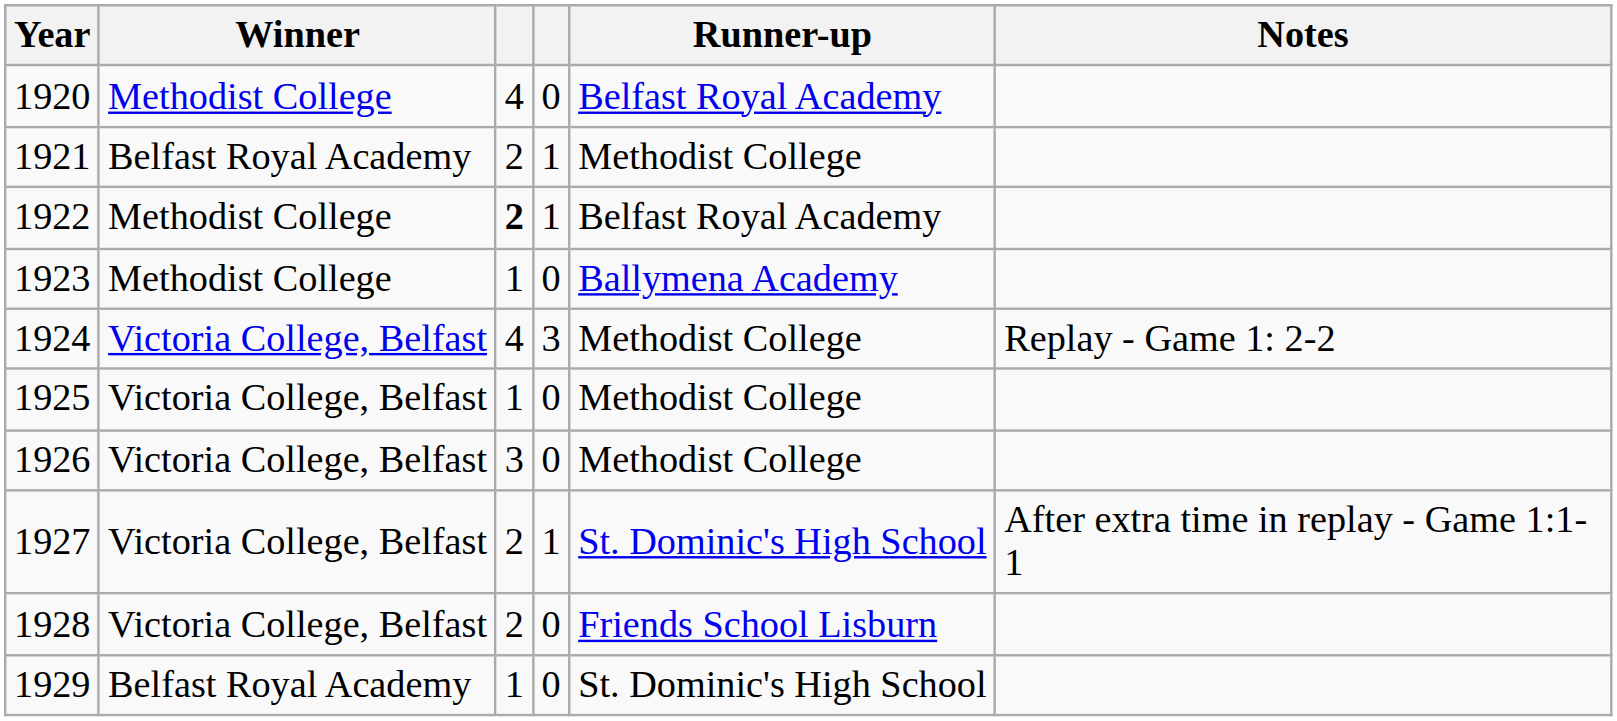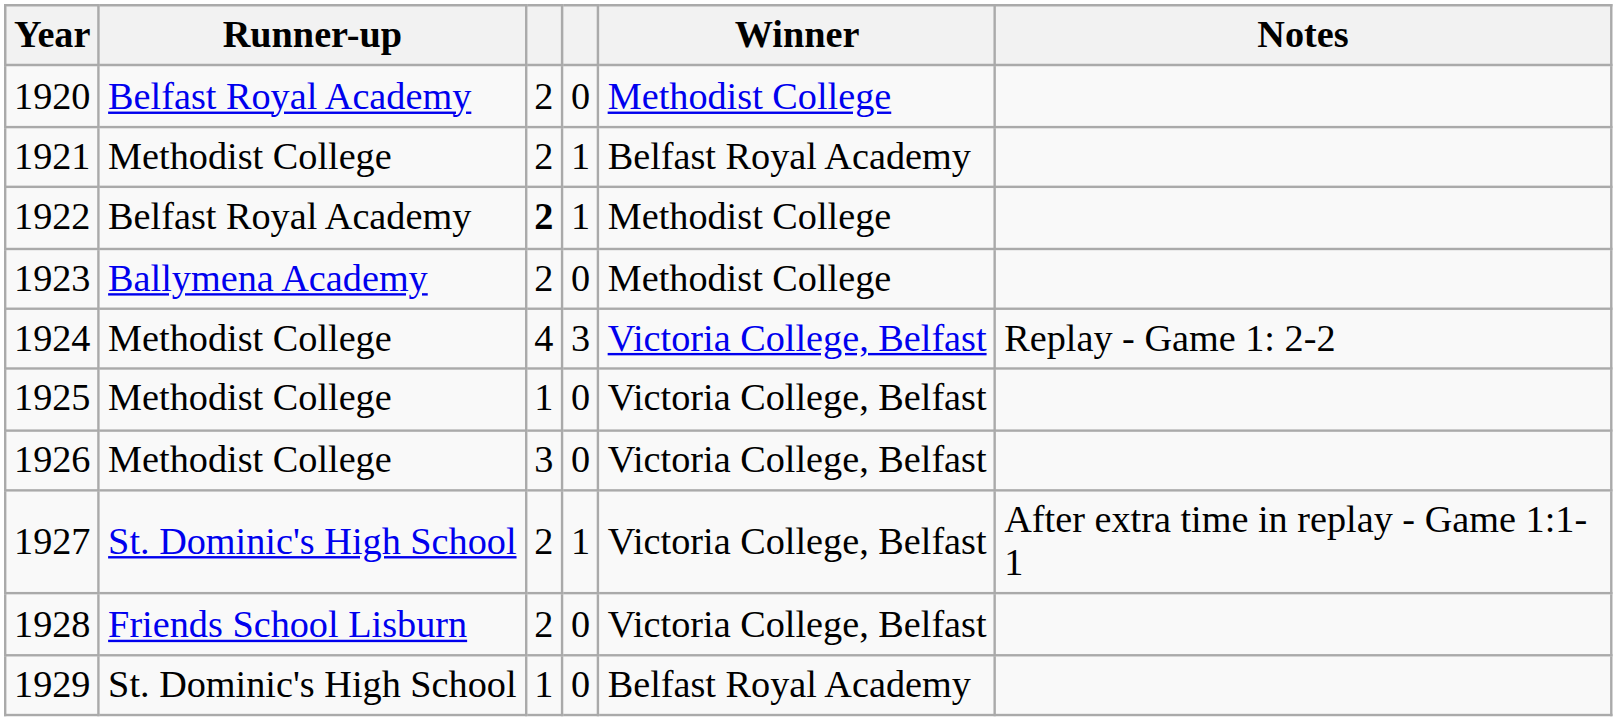columns swapped: (298, 34) <-> (782, 34)
(514, 95) 4 -> (544, 95) 2
(514, 277) 1 -> (544, 277) 2
